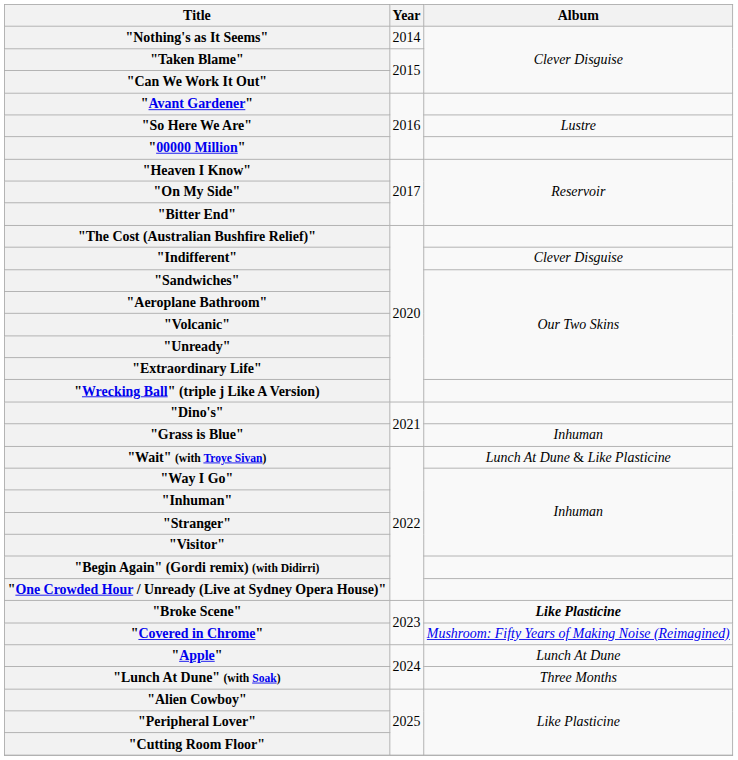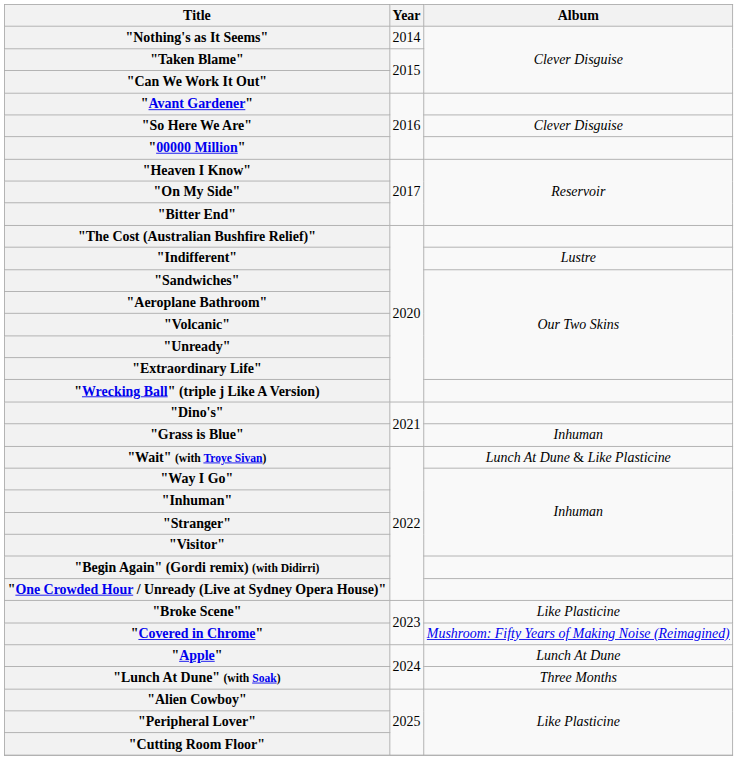(578, 125) Lustre -> (578, 125) Clever Disguise
(578, 258) Clever Disguise -> (578, 258) Lustre
(578, 611) bold -> (578, 611) normal
